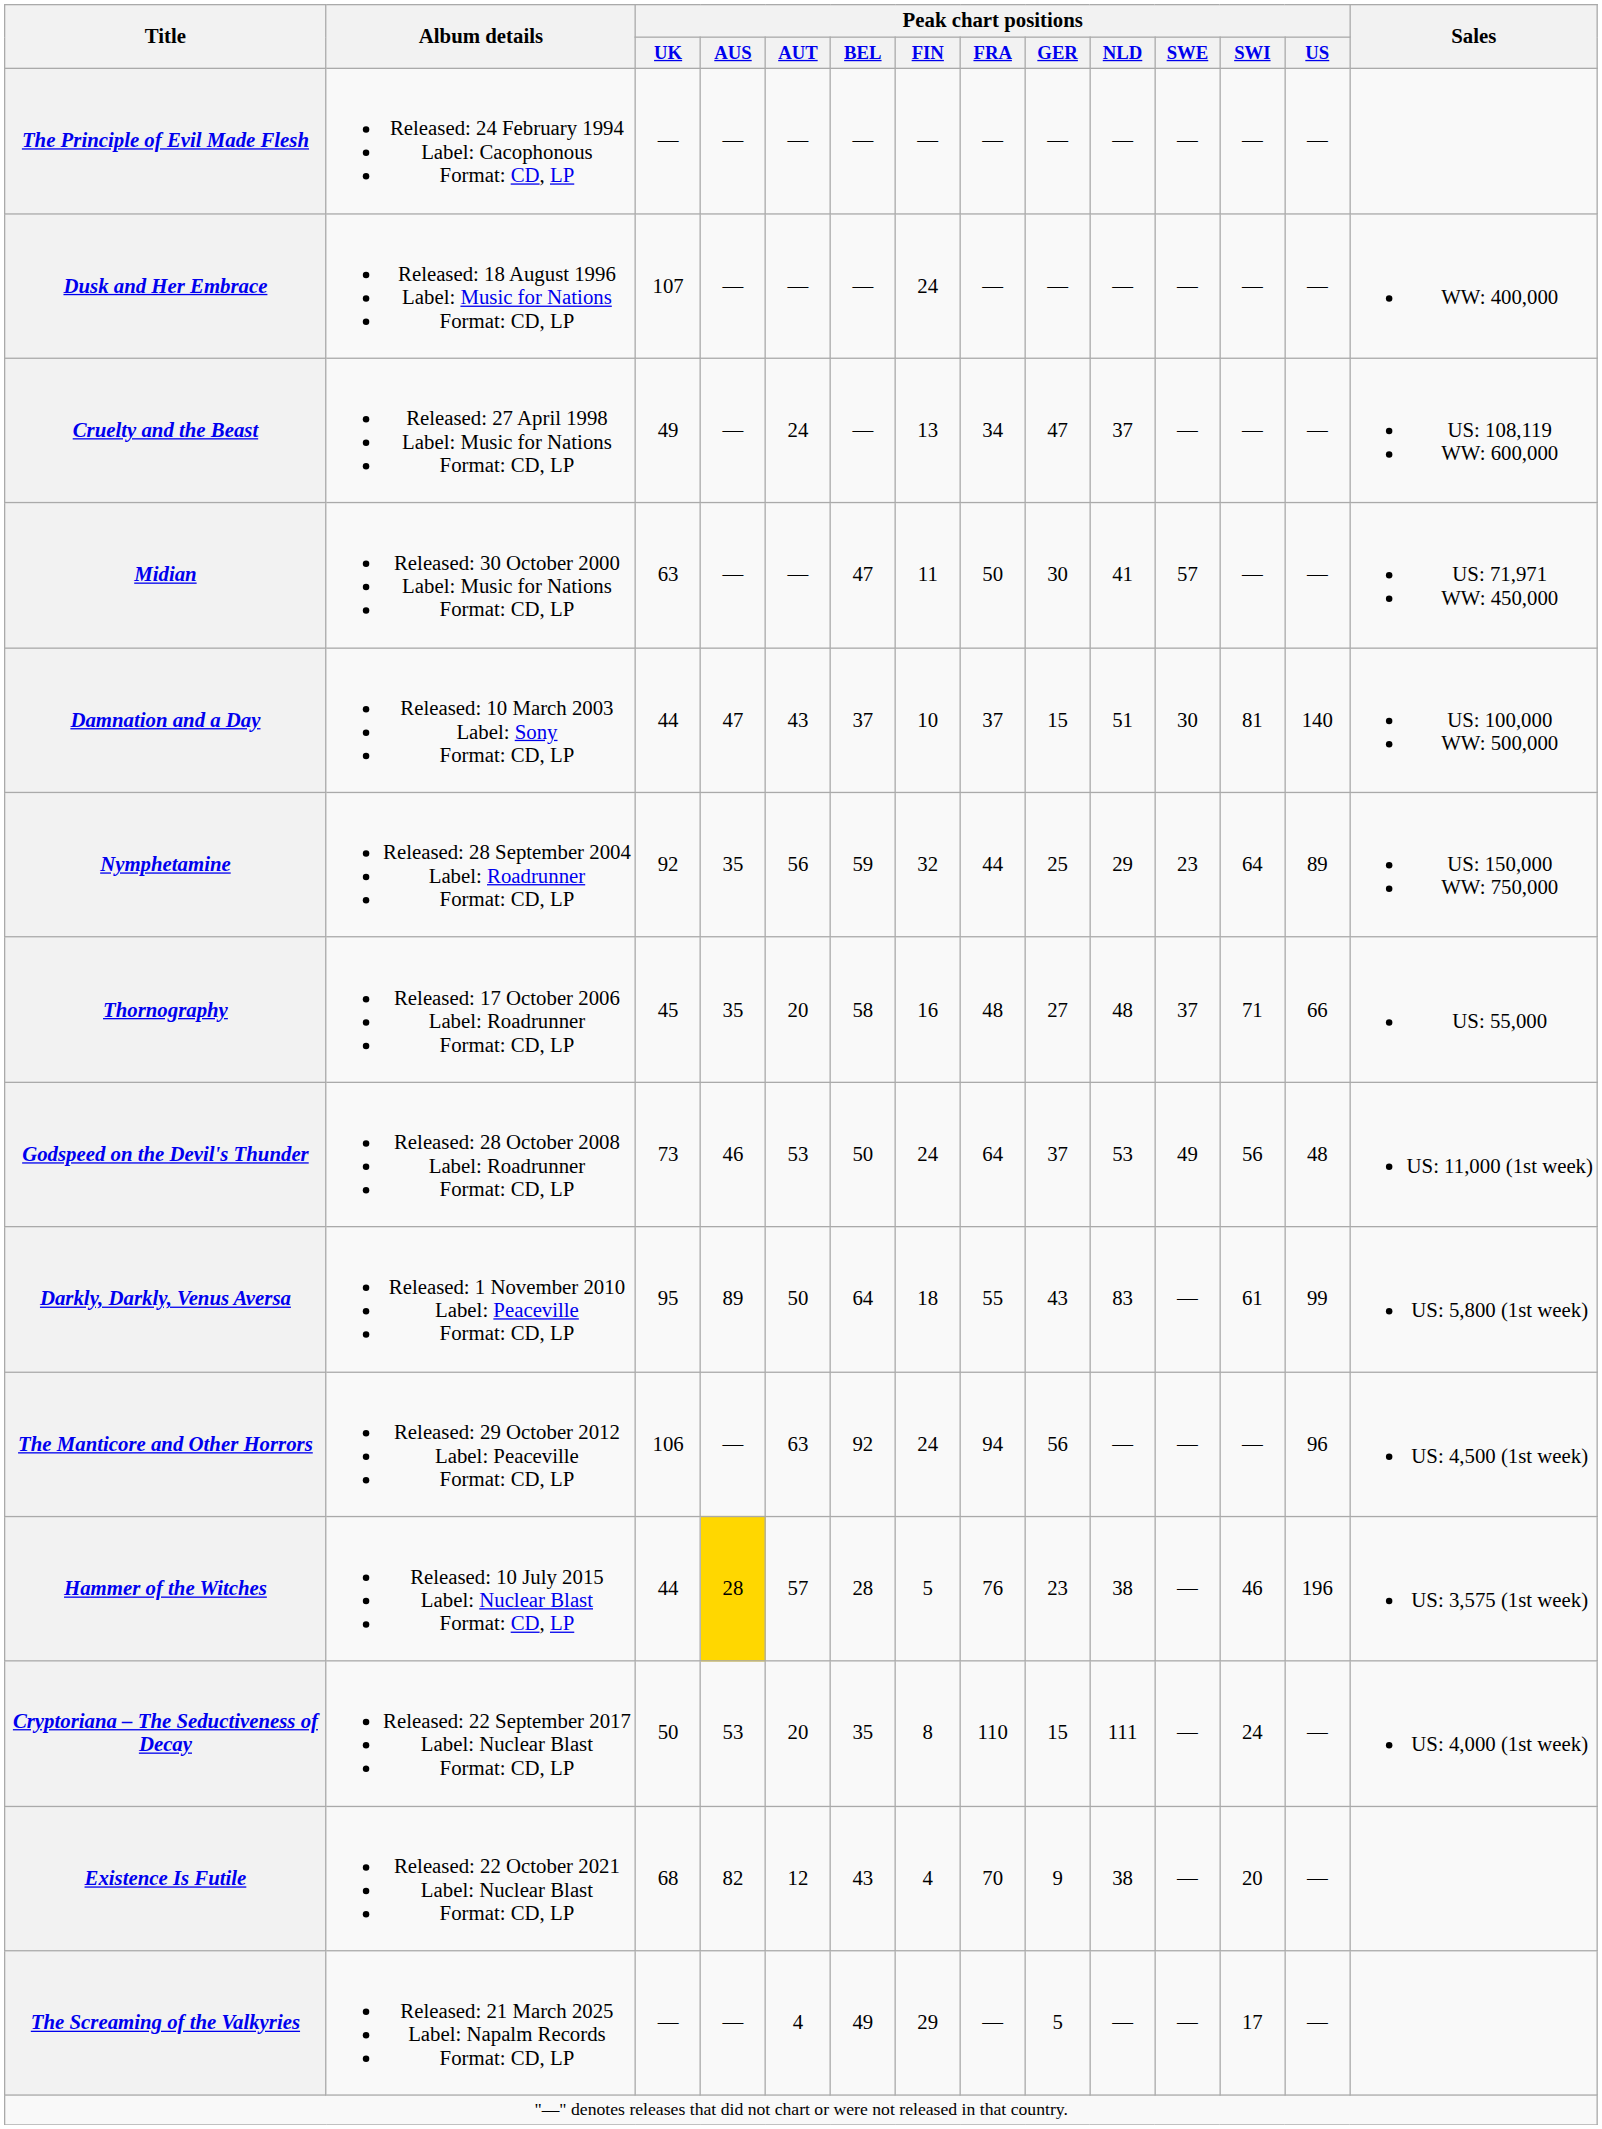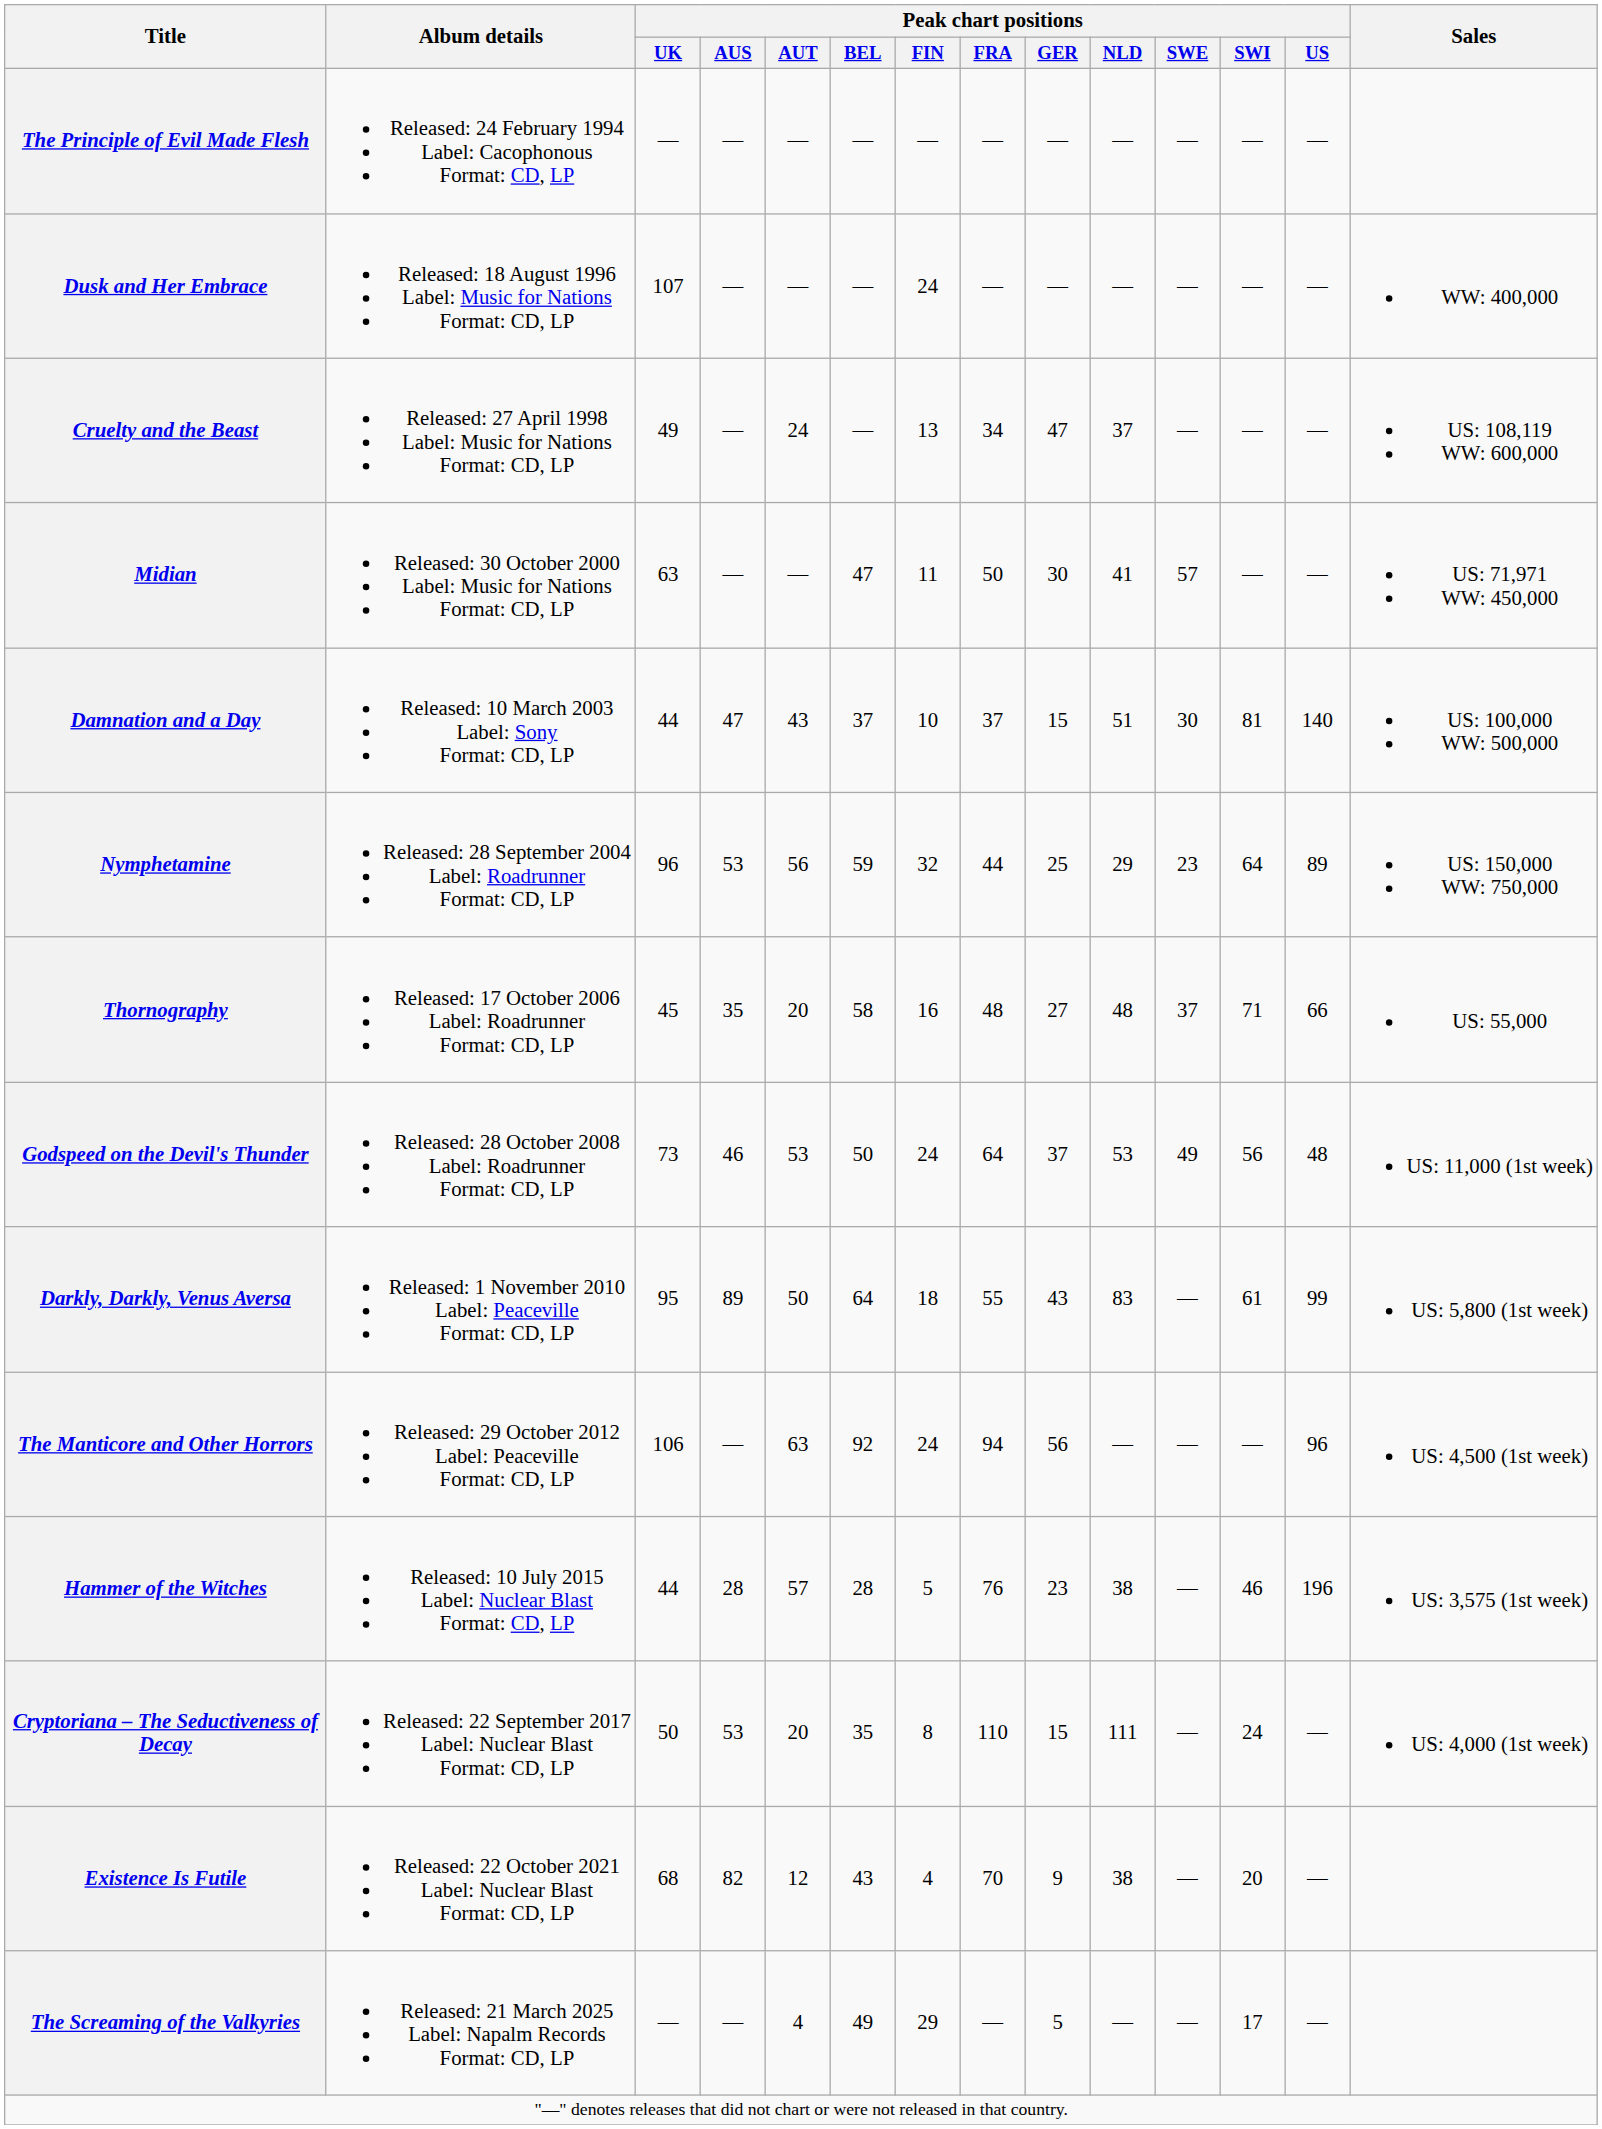(668, 864) 92 -> (668, 864) 96
(733, 864) 35 -> (733, 864) 53
(733, 1588) gold background -> (733, 1588) no background
